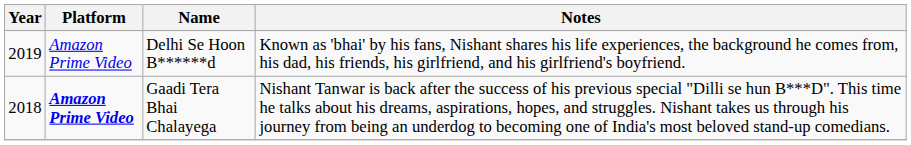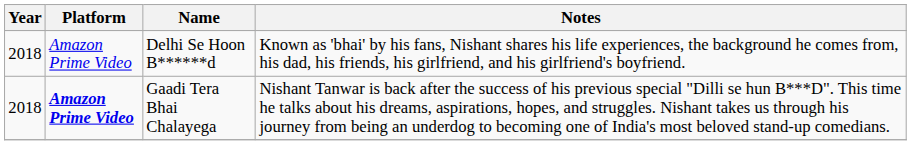(25, 53) 2019 -> (25, 53) 2018
